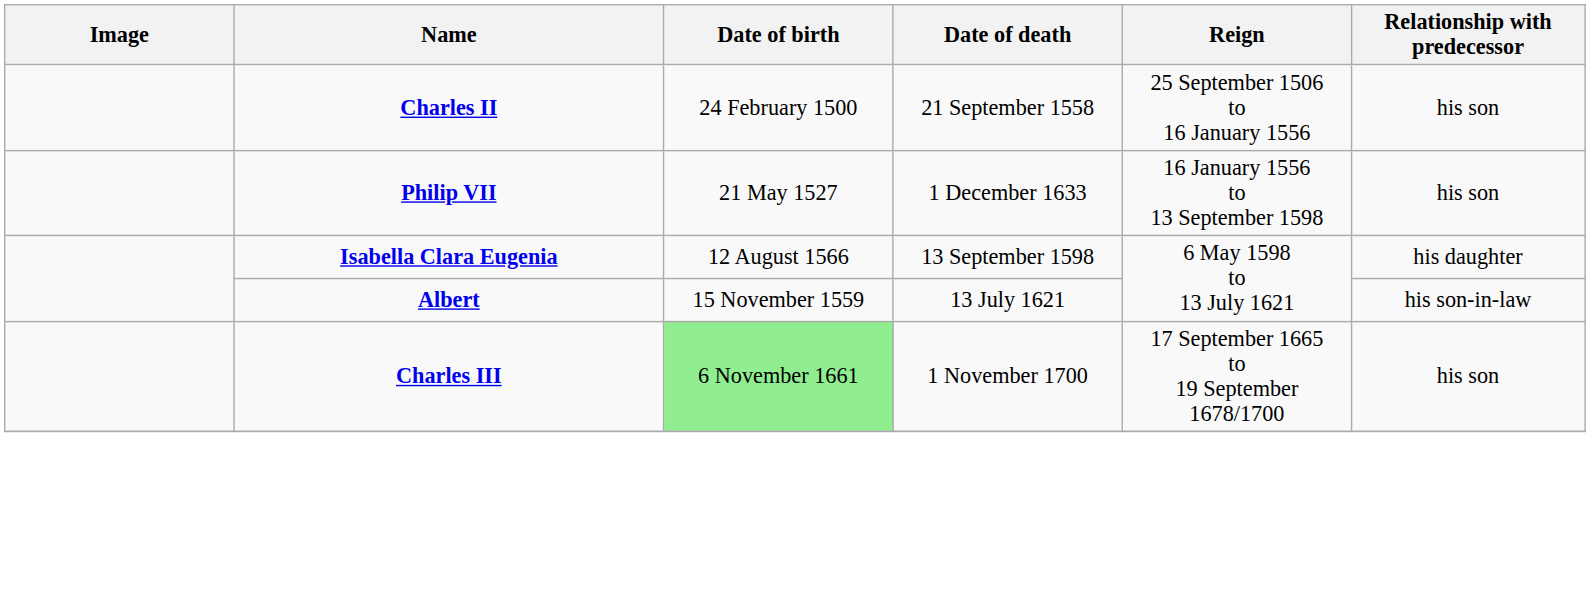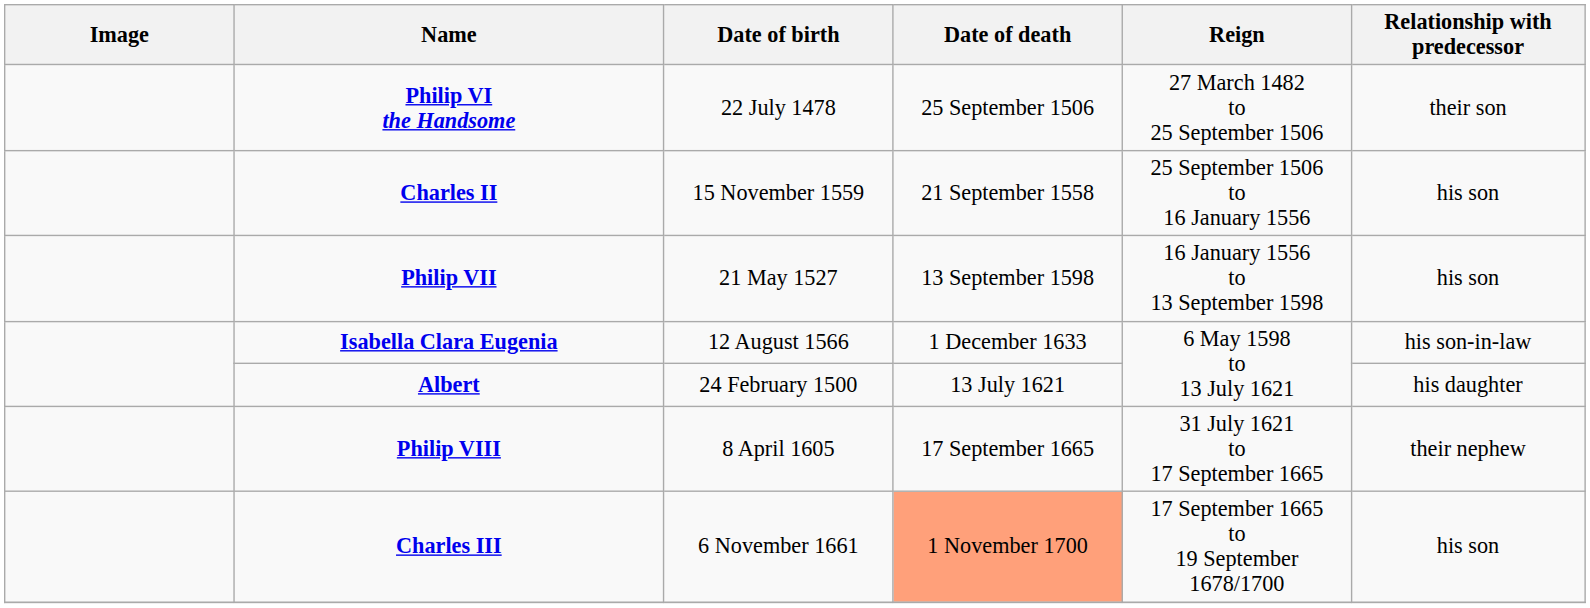+ row: (449, 107)
(778, 107) 24 February 1500 -> (778, 192) 15 November 1559
(1008, 192) 1 December 1633 -> (1008, 278) 13 September 1598
(1008, 256) 13 September 1598 -> (1008, 342) 1 December 1633
(1468, 256) his daughter -> (1468, 342) his son-in-law
(778, 299) 15 November 1559 -> (778, 384) 24 February 1500
(1468, 299) his son-in-law -> (1468, 384) his daughter
+ row: (449, 448)
(778, 375) lightgreen background -> (778, 546) no background
(1008, 375) no background -> (1008, 546) lightsalmon background
